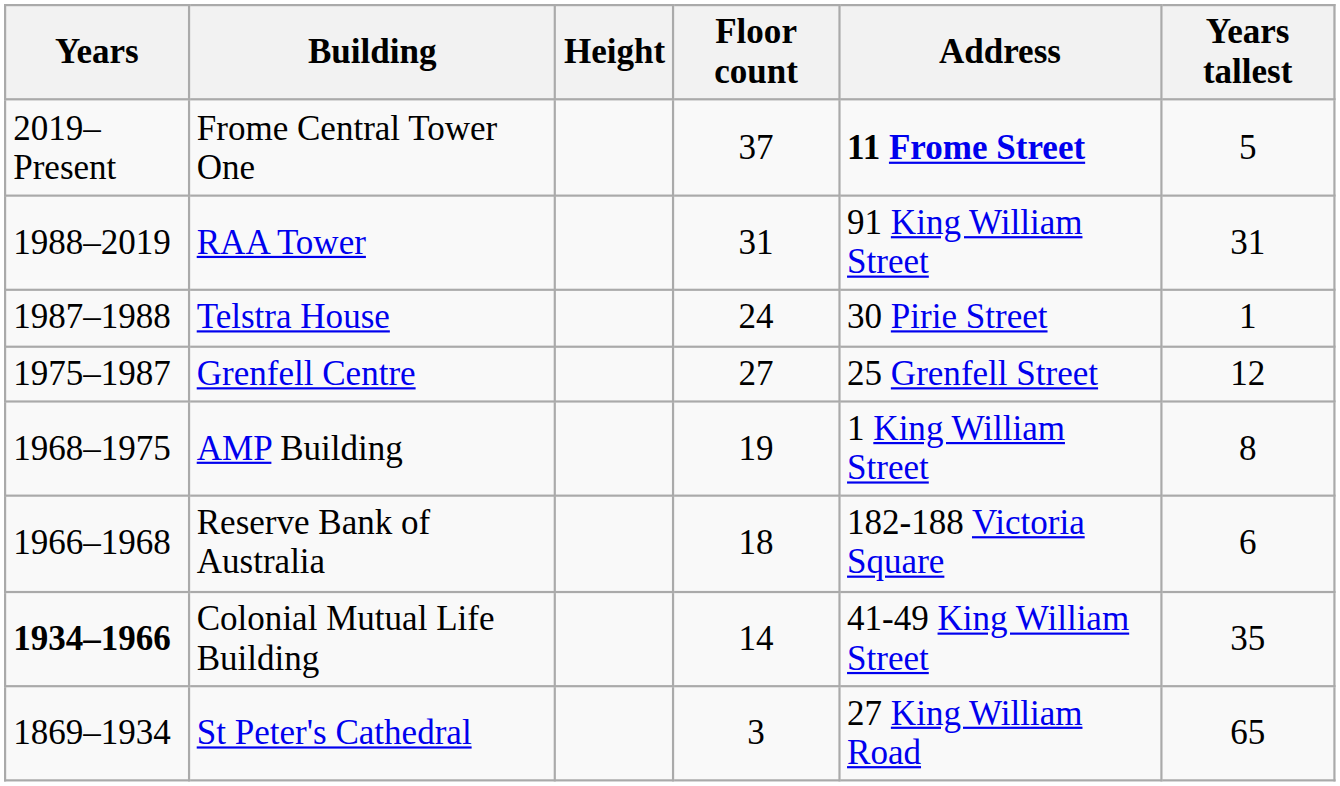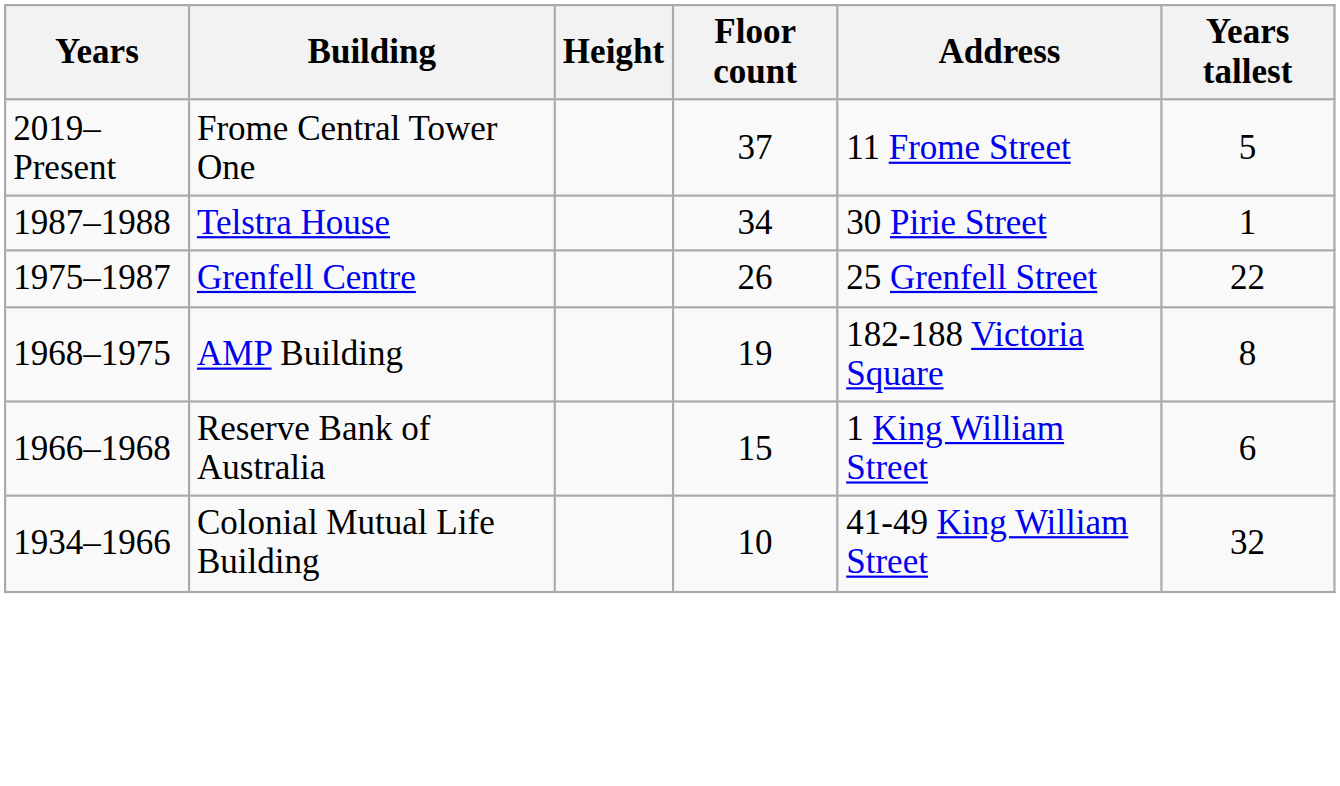(966, 146) bold -> (958, 146) normal
- row: (281, 241)
(756, 317) 24 -> (755, 222) 34
(756, 372) 27 -> (755, 277) 26
(1248, 372) 12 -> (1248, 277) 22
(956, 448) 1 King William Street -> (965, 353) 182-188 Victoria Square
(756, 543) 18 -> (755, 448) 15
(966, 543) 182-188 Victoria Square -> (955, 448) 1 King William Street
(92, 638) bold -> (92, 543) normal
(756, 638) 14 -> (755, 543) 10
(1248, 638) 35 -> (1248, 543) 32
- row: (334, 733)
